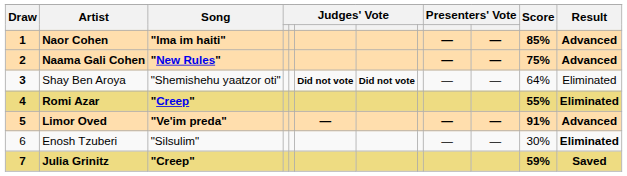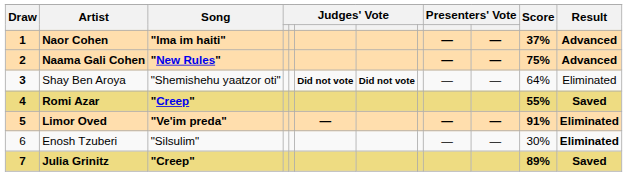(538, 40) 85% -> (538, 40) 37%
(589, 101) Eliminated -> (589, 101) Saved
(589, 121) Advanced -> (589, 121) Eliminated
(538, 161) 59% -> (538, 161) 89%
